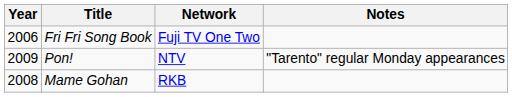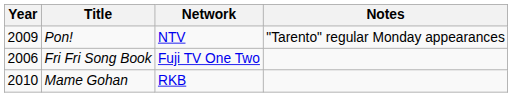rows swapped: (98, 37) <-> (59, 59)
(23, 80) 2008 -> (23, 80) 2010
